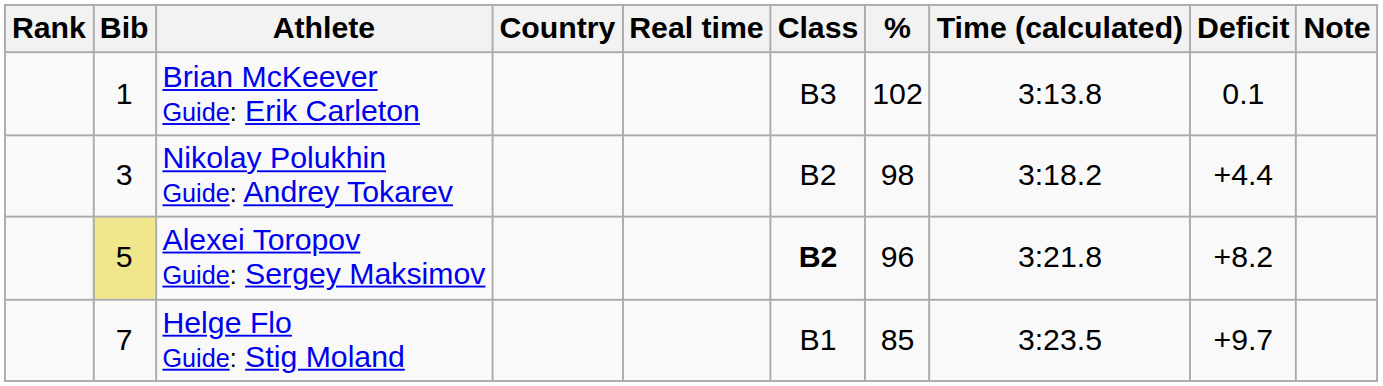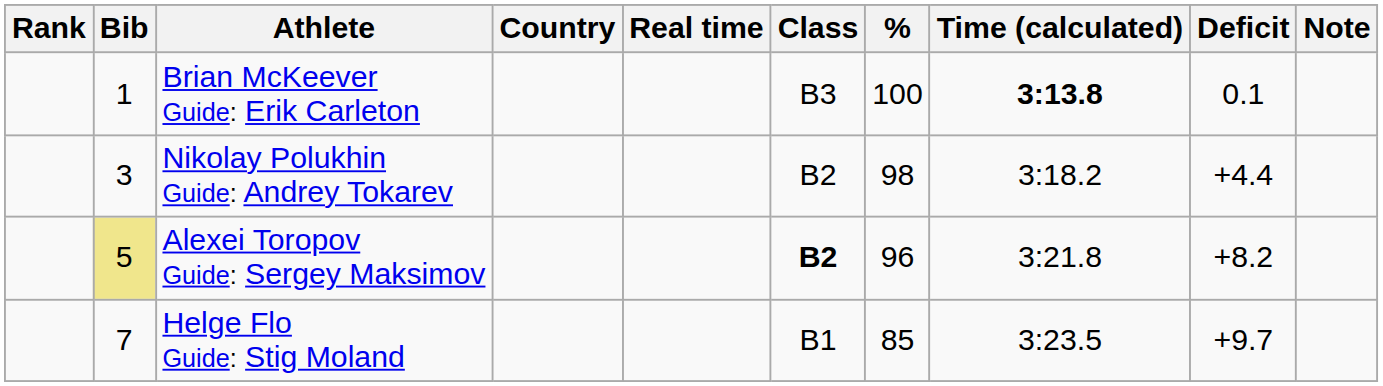(898, 93) 102 -> (898, 93) 100
(1060, 93) normal -> (1060, 93) bold
